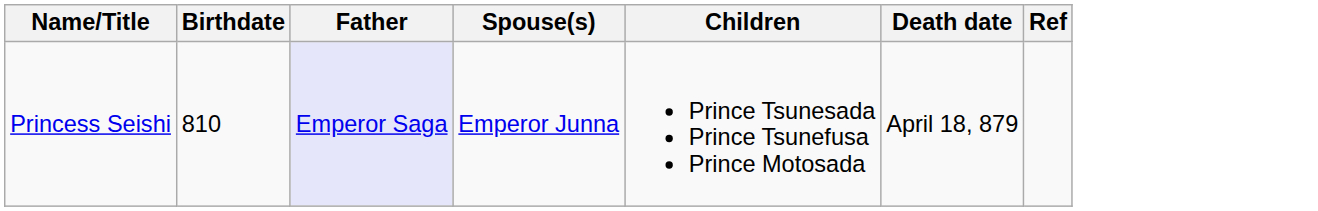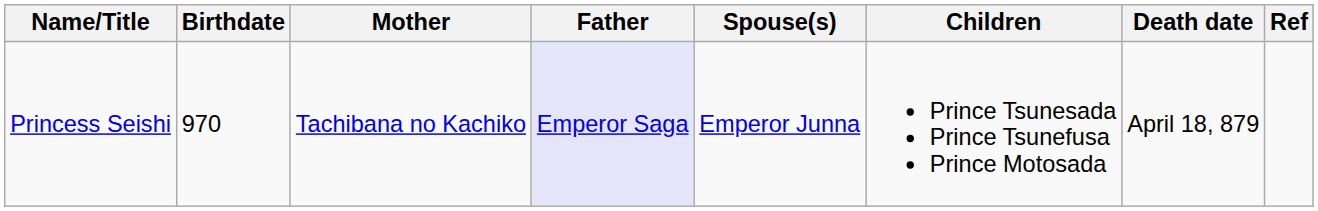+ column: (411, 23)
(201, 123) 810 -> (201, 123) 970
